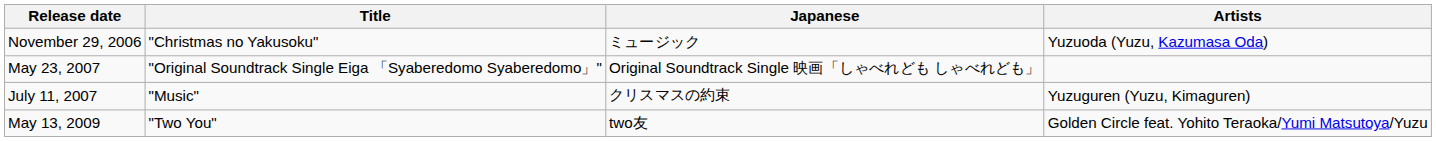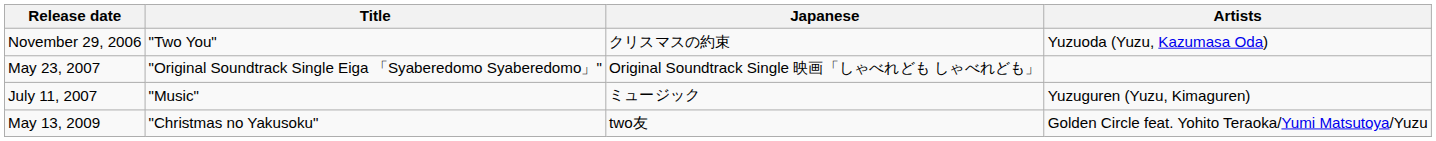(233, 42) "Christmas no Yakusoku" -> (183, 42) "Two You"
(655, 41) ミュージック -> (670, 41) クリスマスの約束
(670, 95) クリスマスの約束 -> (655, 95) ミュージック
(183, 122) "Two You" -> (233, 122) "Christmas no Yakusoku"
